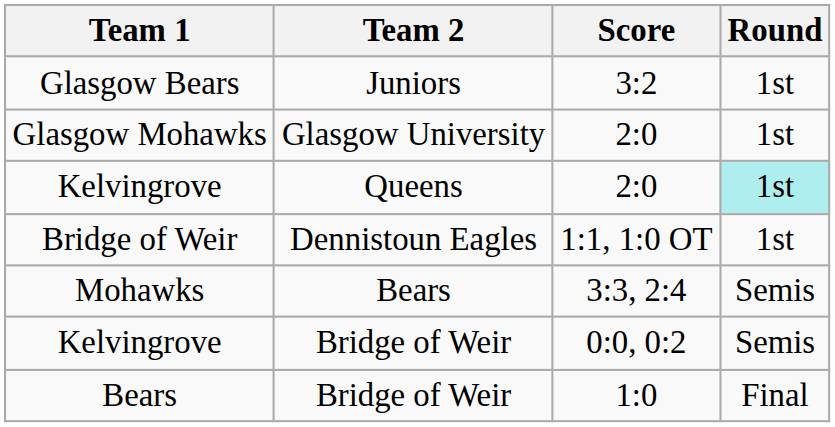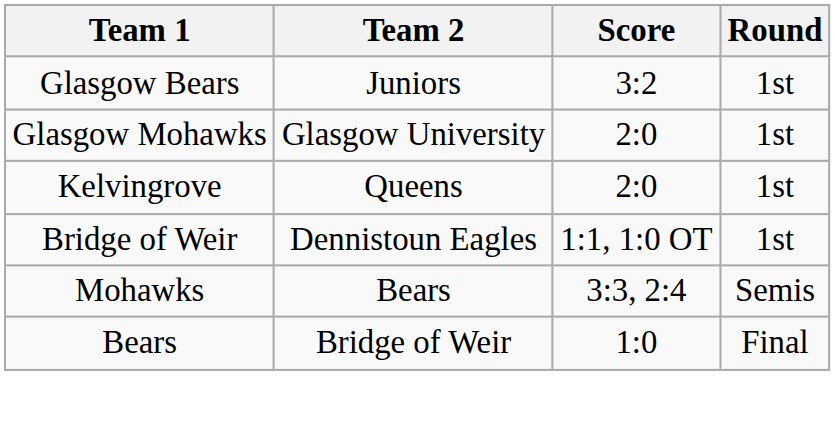(775, 186) paleturquoise background -> (775, 186) no background
- row: (140, 342)
